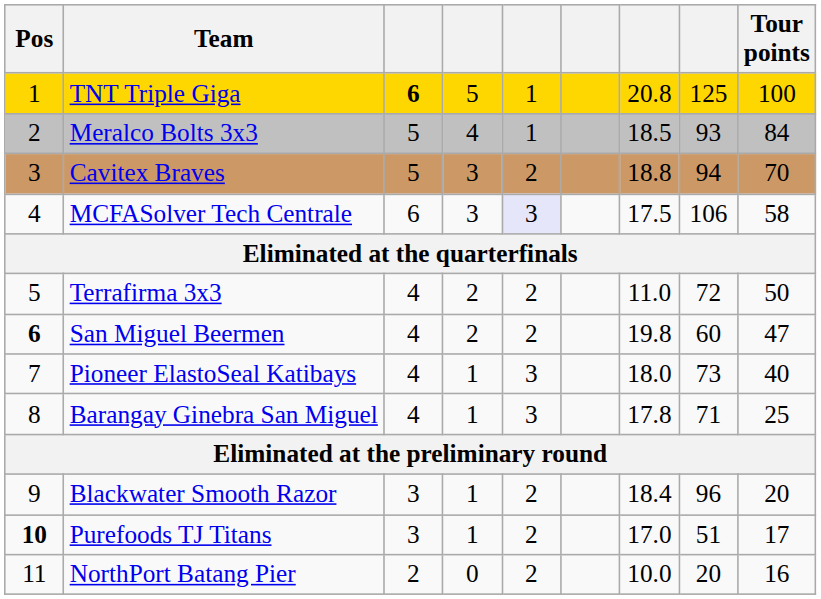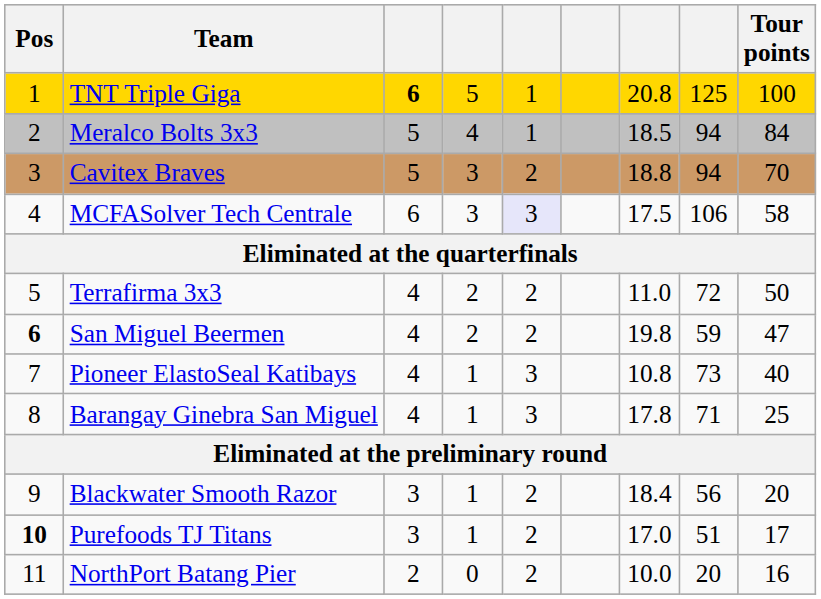(708, 133) 93 -> (708, 133) 94
(708, 333) 60 -> (708, 333) 59
(649, 373) 18.0 -> (649, 373) 10.8
(708, 494) 96 -> (708, 494) 56
